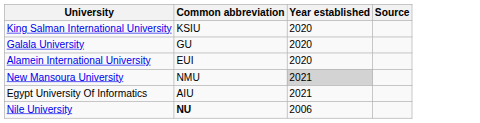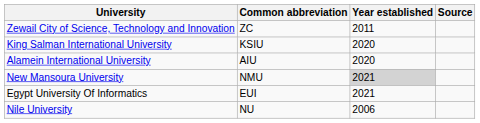+ row: (121, 28)
- row: (45, 45)
(185, 61) EUI -> (248, 61) AIU
(185, 93) AIU -> (248, 93) EUI
(184, 110) bold -> (247, 110) normal
